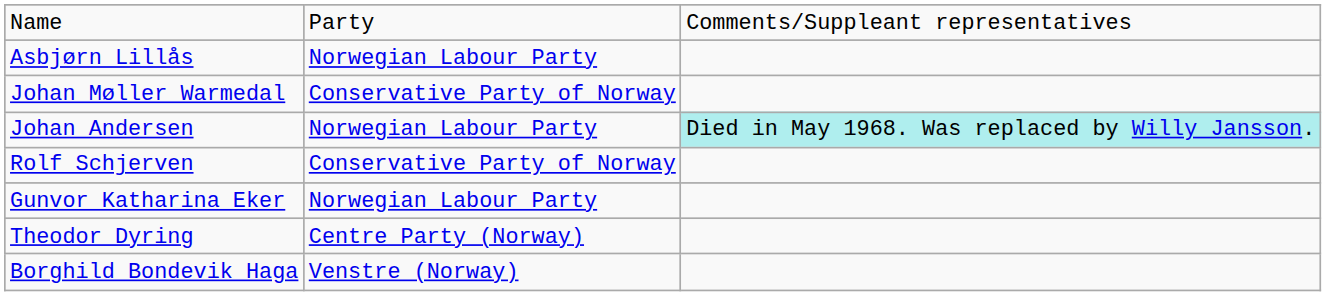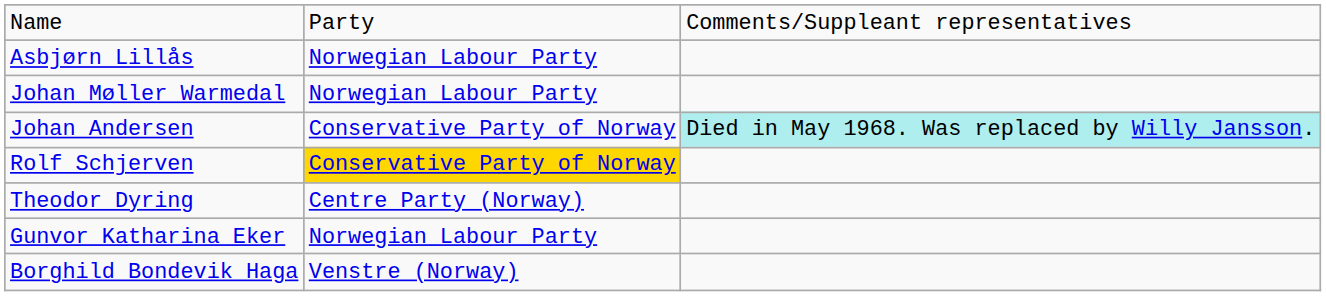(492, 94) Conservative Party of Norway -> (453, 94) Norwegian Labour Party
(453, 129) Norwegian Labour Party -> (492, 129) Conservative Party of Norway
(492, 165) no background -> (492, 165) gold background
rows swapped: (148, 201) <-> (102, 236)
